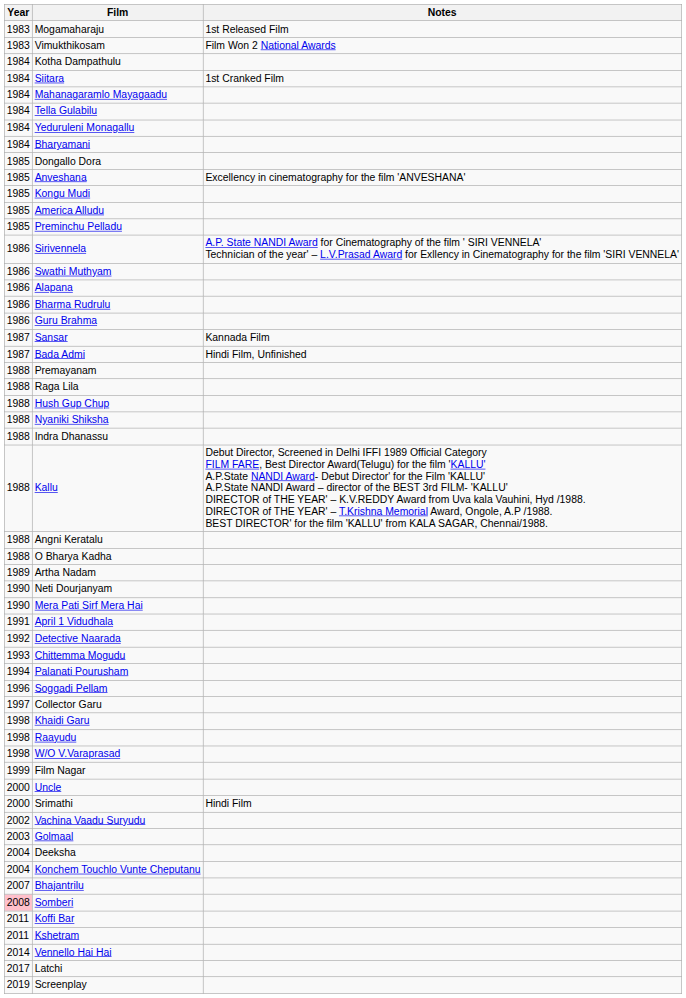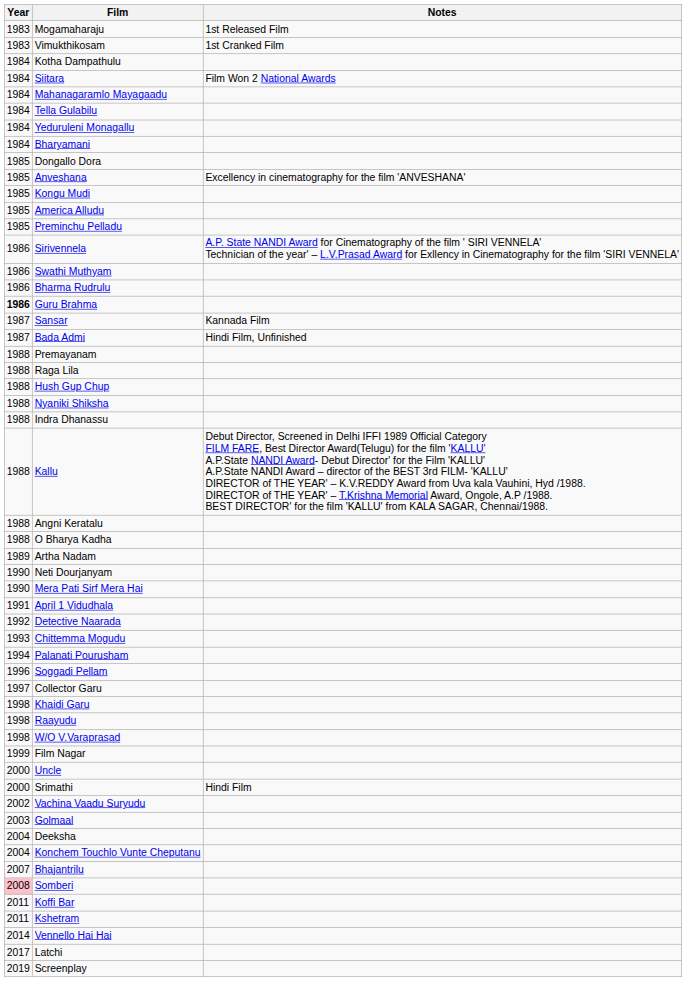(271, 45) Film Won 2 National Awards -> (245, 45) 1st Cranked Film
(245, 78) 1st Cranked Film -> (271, 78) Film Won 2 National Awards
- row: (54, 288)
(18, 321) normal -> (18, 304) bold
